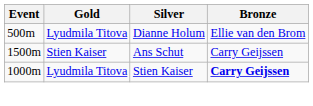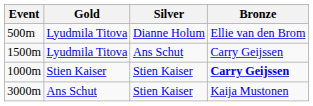(76, 52) Stien Kaiser -> (87, 52) Lyudmila Titova
(87, 71) Lyudmila Titova -> (76, 71) Stien Kaiser
+ row: (24, 91)
